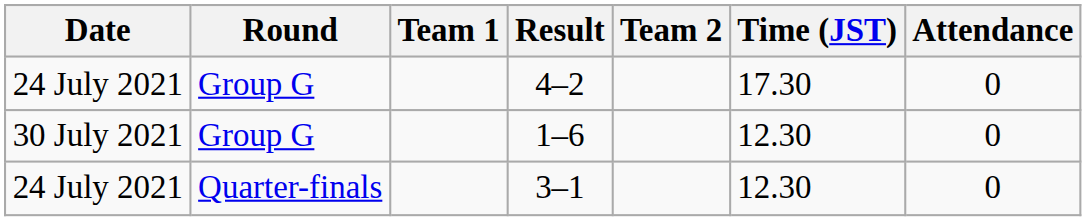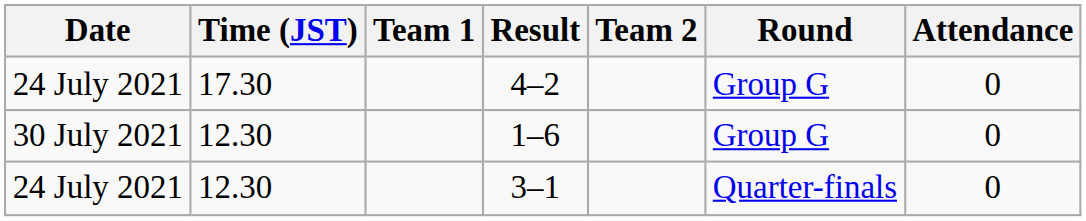columns swapped: (817, 30) <-> (290, 30)
